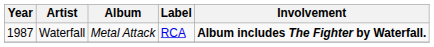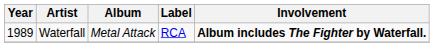(20, 32) 1987 -> (20, 32) 1989
